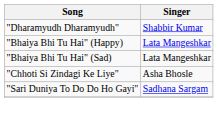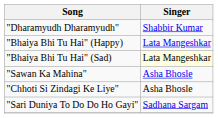(177, 58) no background -> (177, 58) lightyellow background
+ row: (47, 74)
